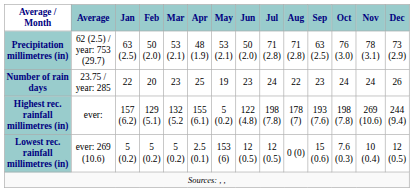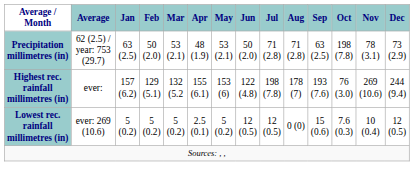(344, 50) 76 (3.0) -> (344, 50) 198 (7.8)
- row: (38, 83)
(224, 115) 5 (0.2) -> (224, 88) 153 (6)
(344, 115) 198 (7.8) -> (344, 88) 76 (3.0)
(224, 153) 153 (6) -> (224, 126) 5 (0.2)
